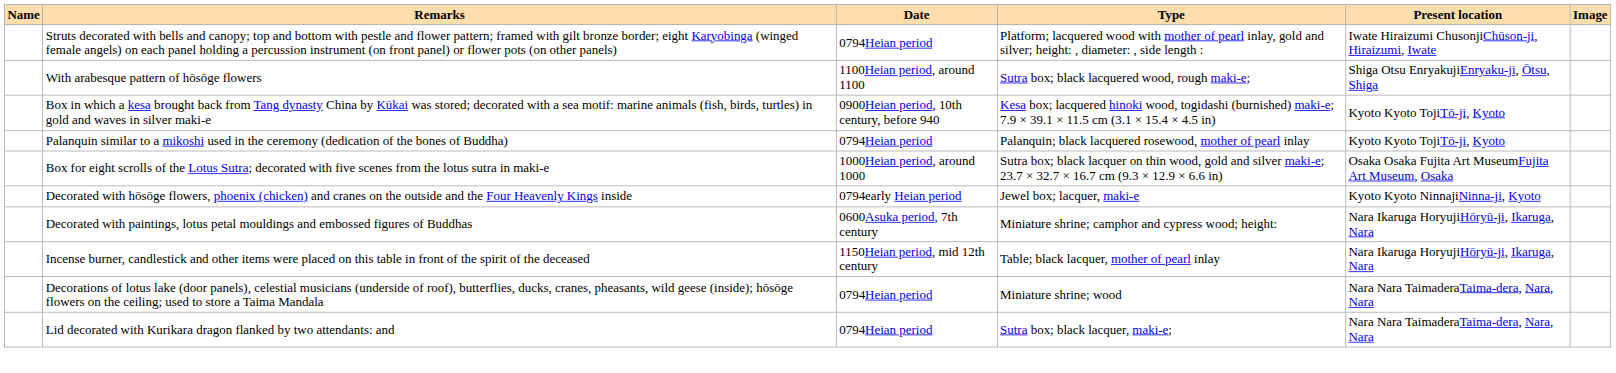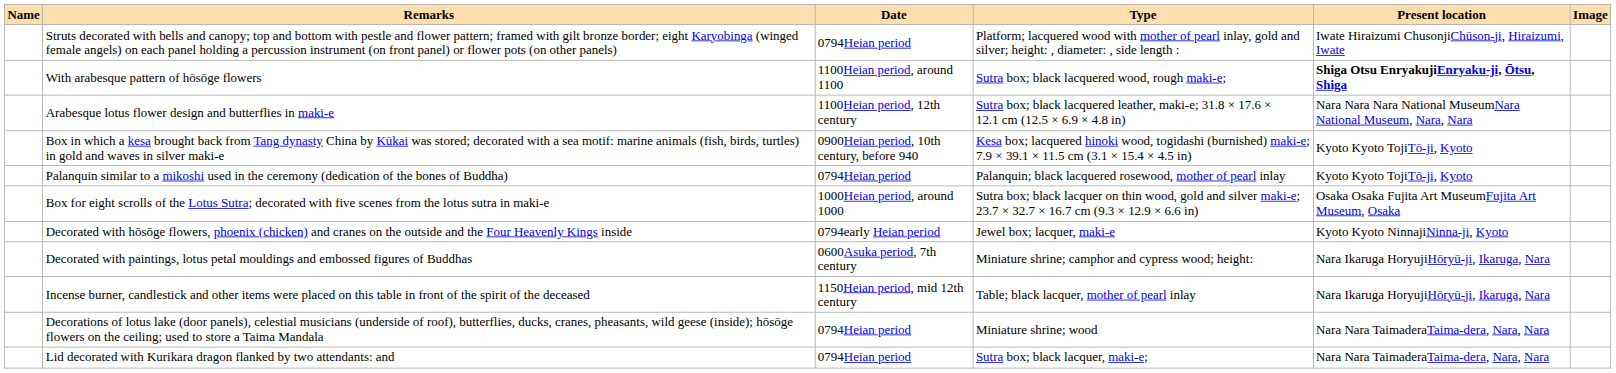(1449, 77) normal -> (1425, 77) bold
+ row: (190, 112)
